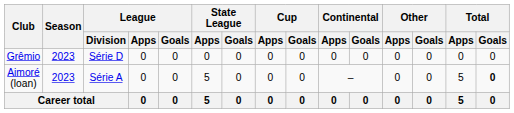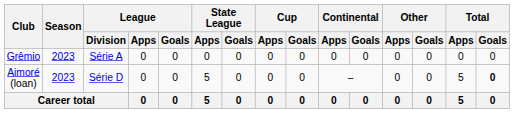(106, 56) Série D -> (106, 56) Série A
(106, 78) Série A -> (106, 78) Série D
